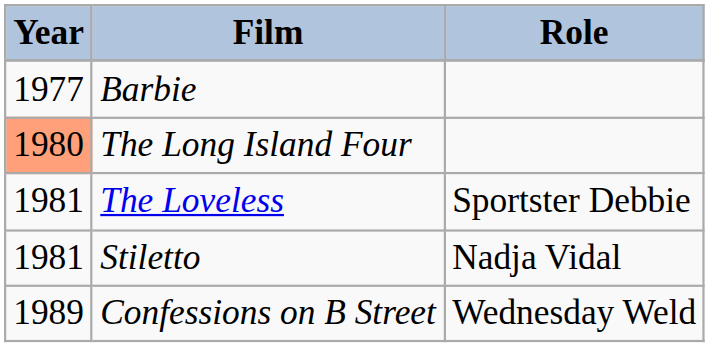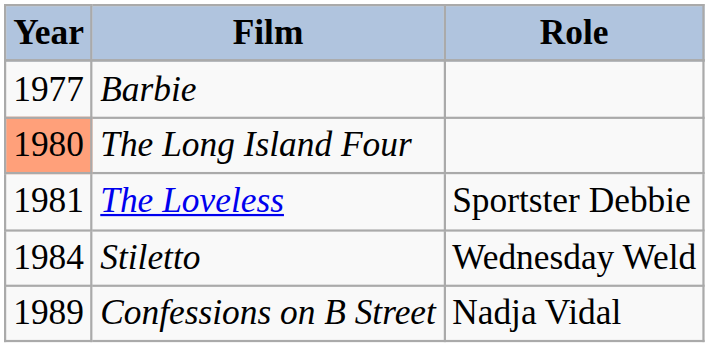(49, 256) 1981 -> (49, 256) 1984
(537, 256) Nadja Vidal -> (574, 256) Wednesday Weld
(574, 312) Wednesday Weld -> (537, 312) Nadja Vidal
